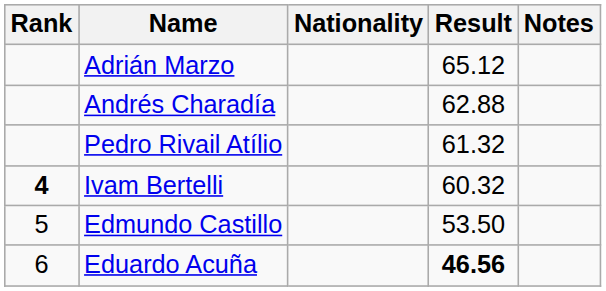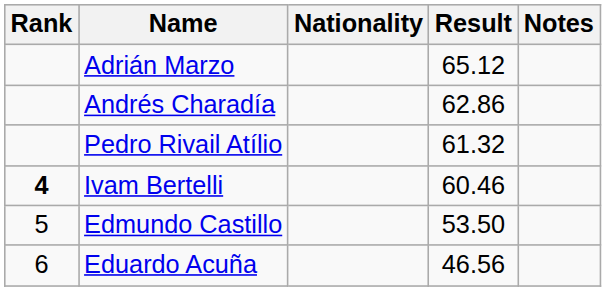(473, 104) 62.88 -> (473, 104) 62.86
(473, 184) 60.32 -> (473, 184) 60.46
(473, 265) bold -> (473, 265) normal
